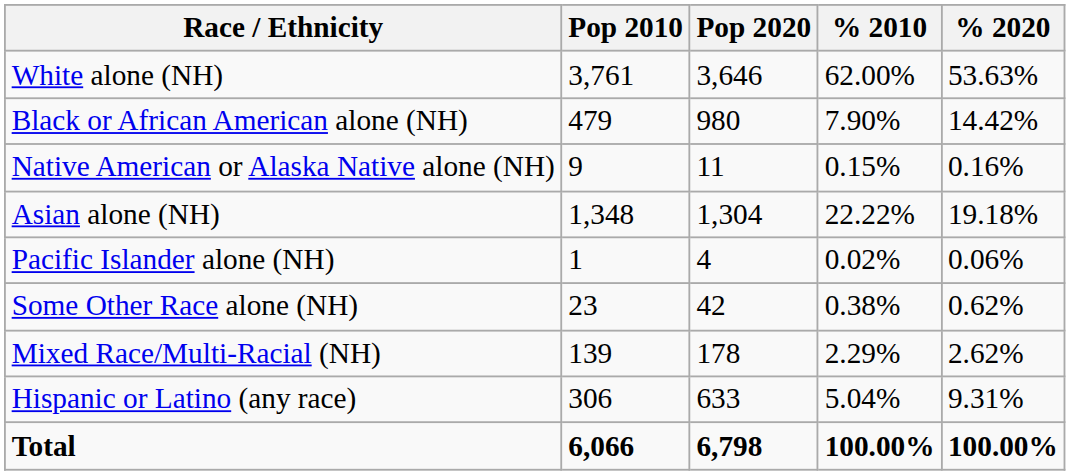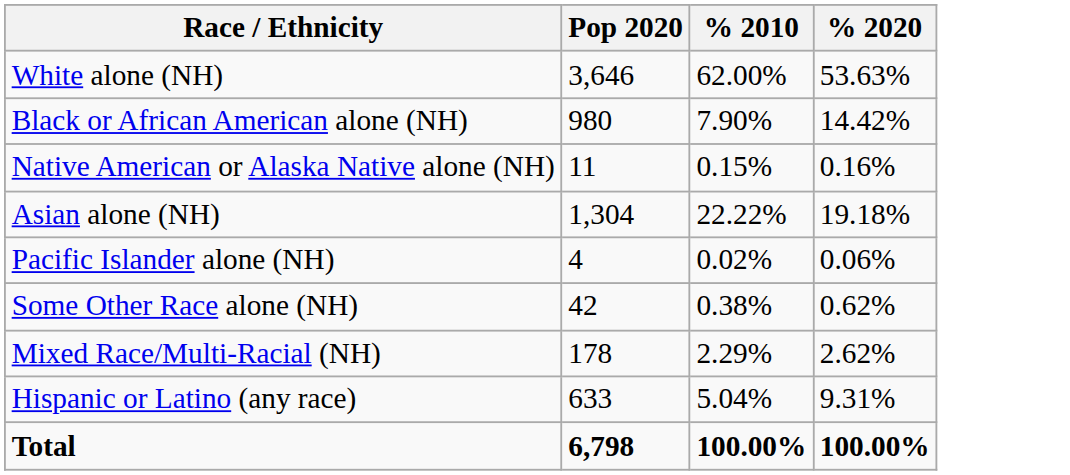- column: (626, 27)
